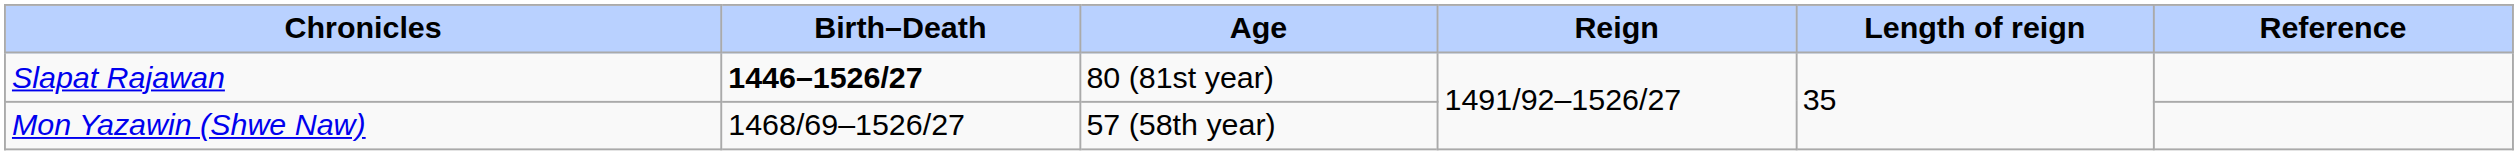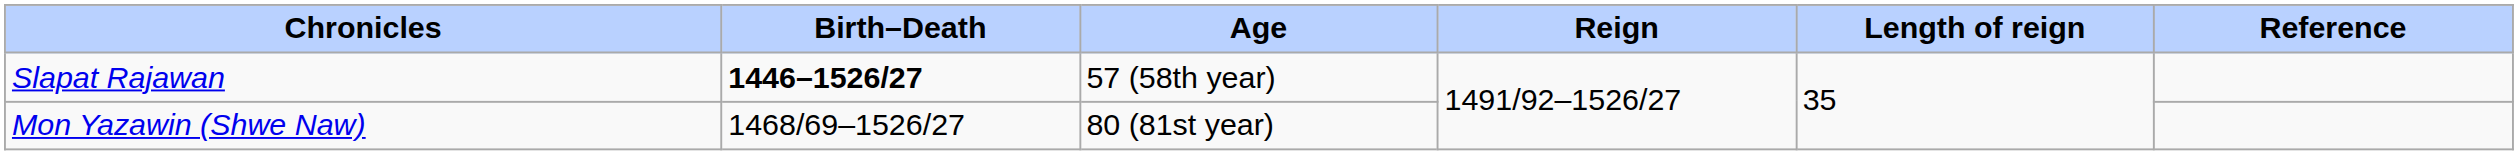(1180, 76) 80 (81st year) -> (1181, 76) 57 (58th year)
(1181, 125) 57 (58th year) -> (1180, 125) 80 (81st year)
